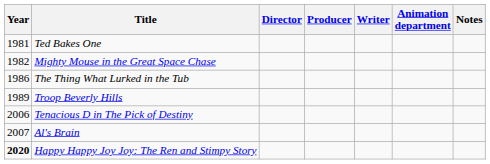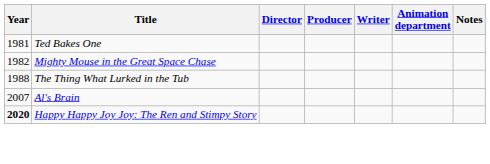(18, 79) 1986 -> (18, 79) 1988
- row: (78, 97)
- row: (114, 114)
